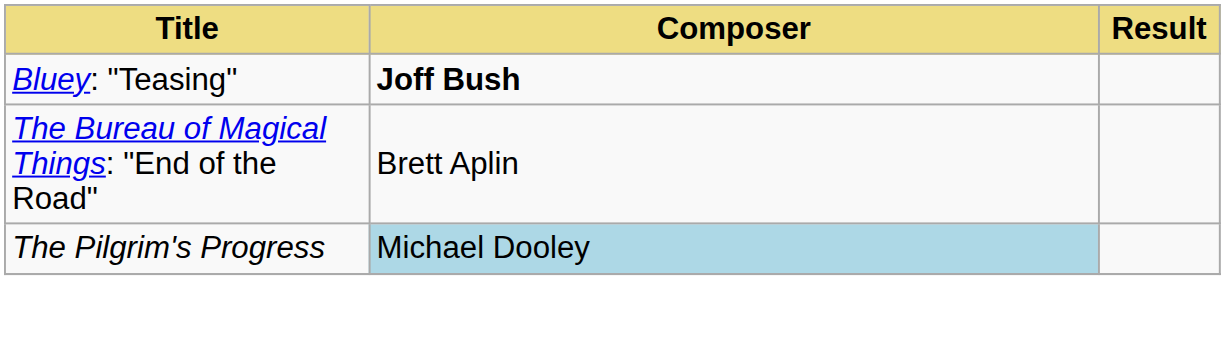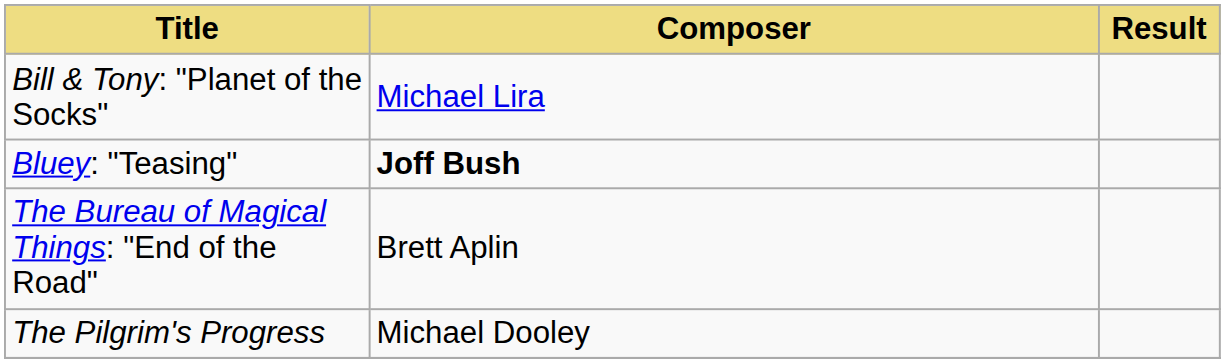+ row: (187, 96)
(483, 247) lightblue background -> (483, 332) no background
